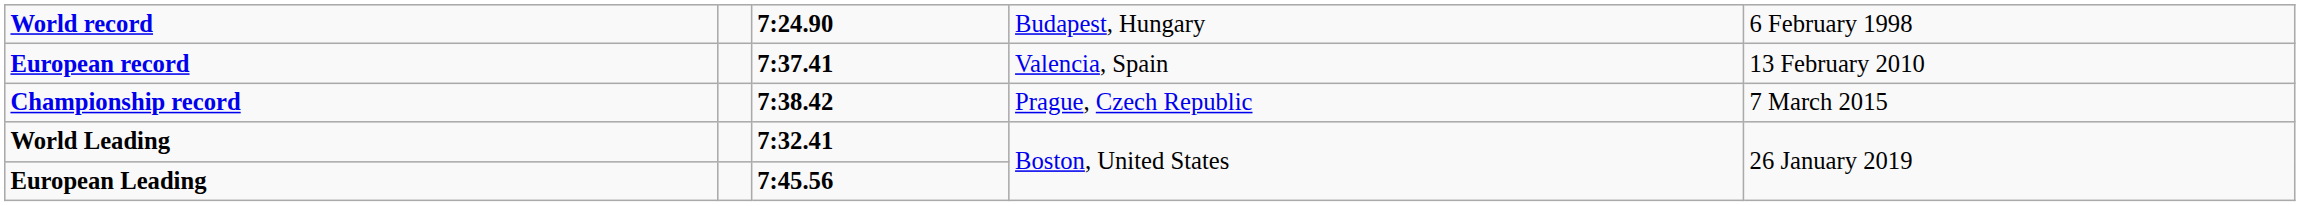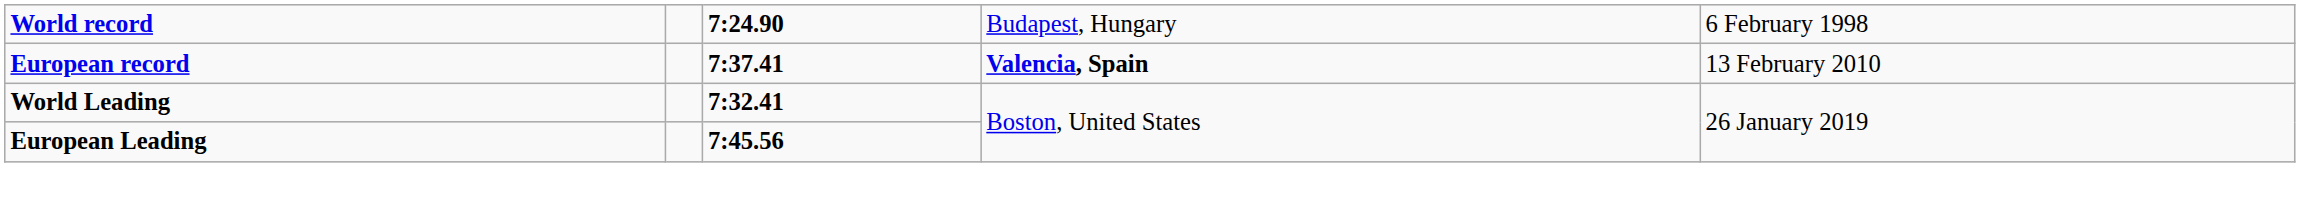(1092, 63) normal -> (1067, 63) bold
- row: (126, 102)
